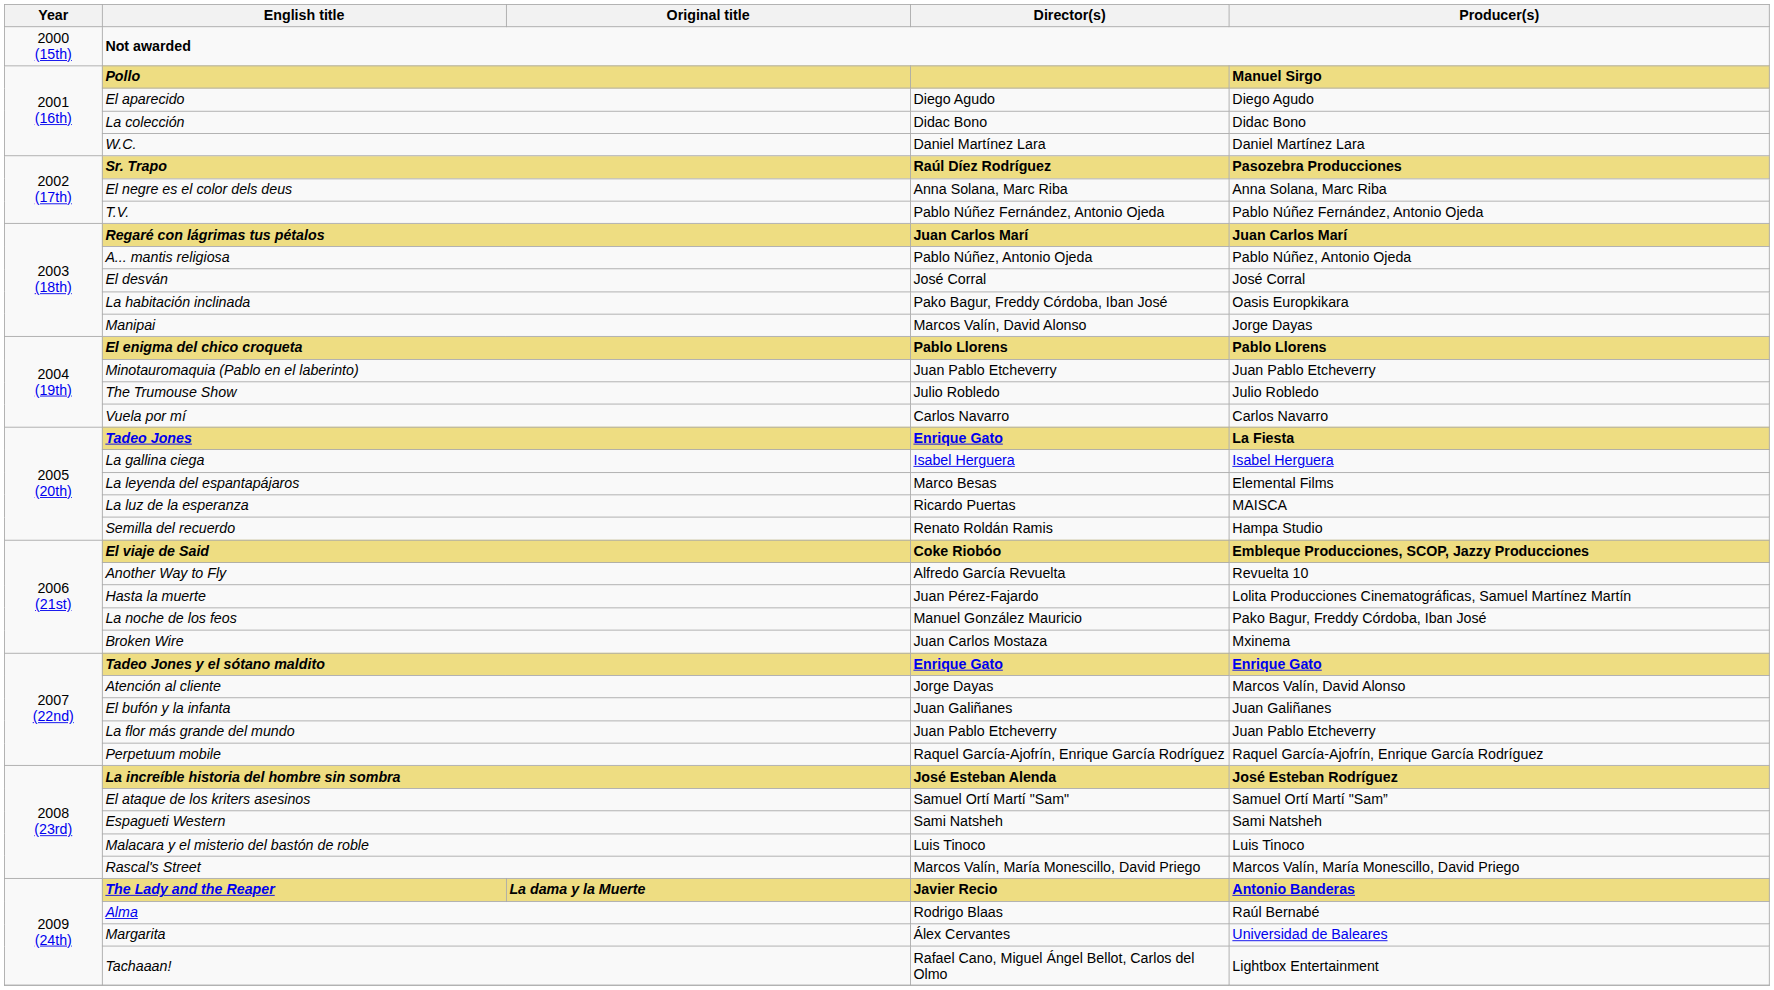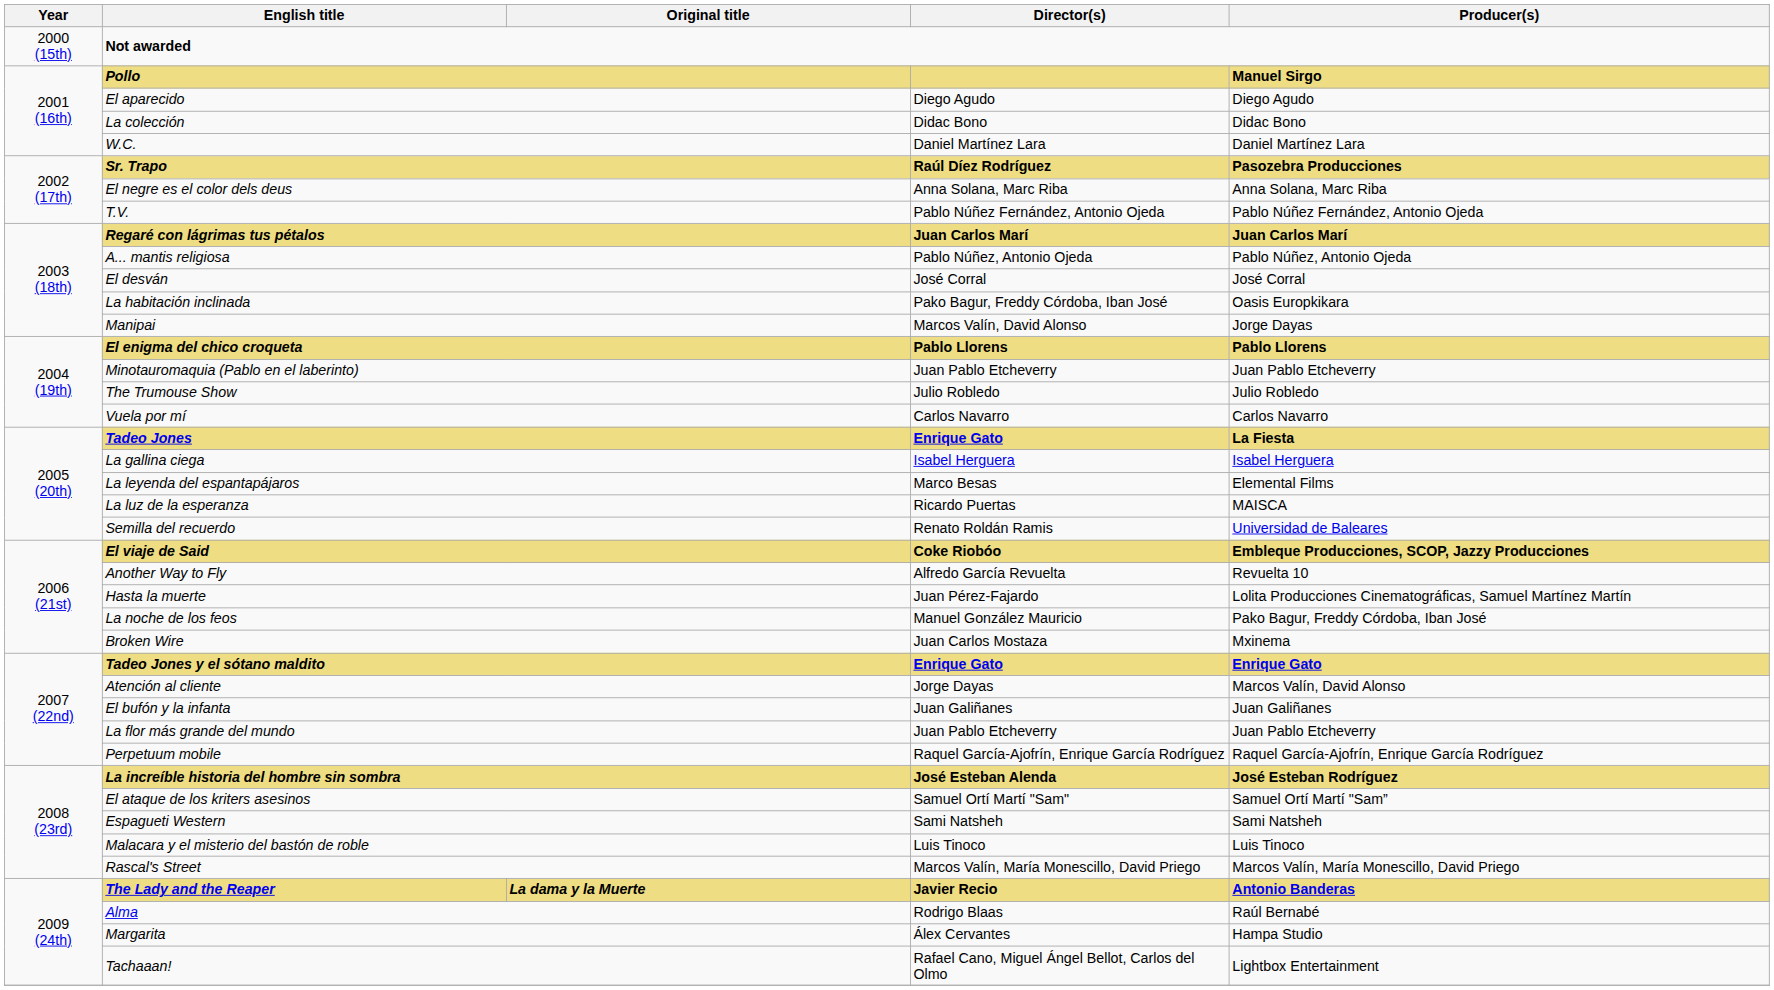(1277, 528) Hampa Studio -> (1310, 528) Universidad de Baleares
(1310, 935) Universidad de Baleares -> (1277, 935) Hampa Studio
